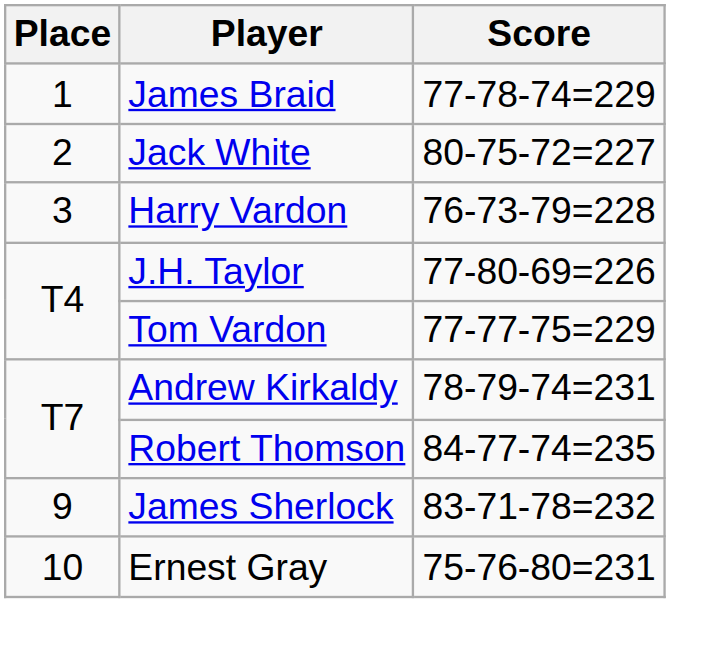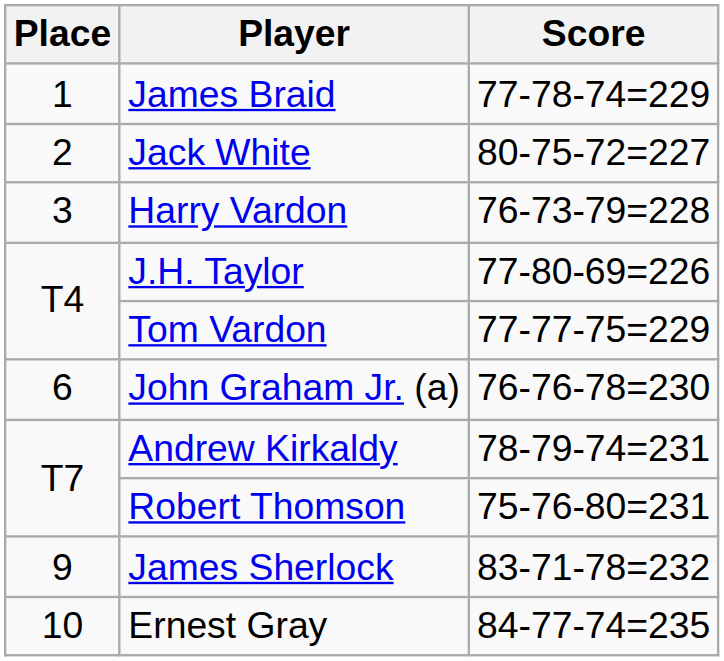+ row: (294, 388)
(539, 447) 84-77-74=235 -> (594, 507) 75-76-80=231
(539, 566) 75-76-80=231 -> (594, 625) 84-77-74=235
